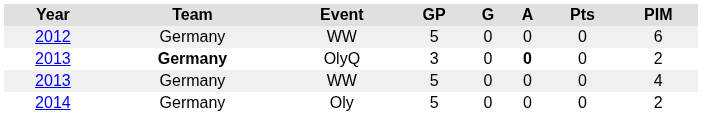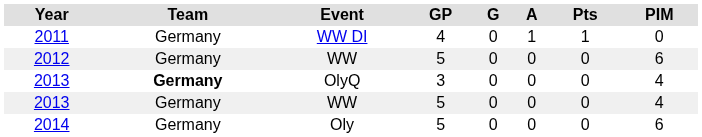+ row: (52, 36)
(528, 58) bold -> (532, 80) normal
(658, 58) 2 -> (659, 80) 4
(658, 102) 2 -> (659, 124) 6
